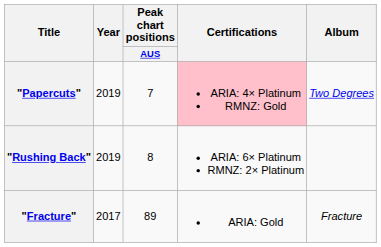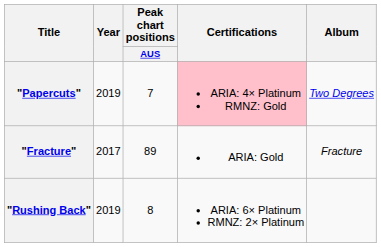rows swapped: (49, 216) <-> (49, 158)
